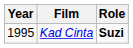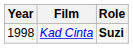(21, 33) 1995 -> (21, 33) 1998
